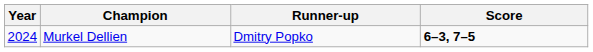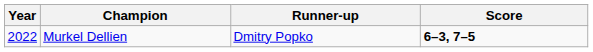(22, 36) 2024 -> (22, 36) 2022
